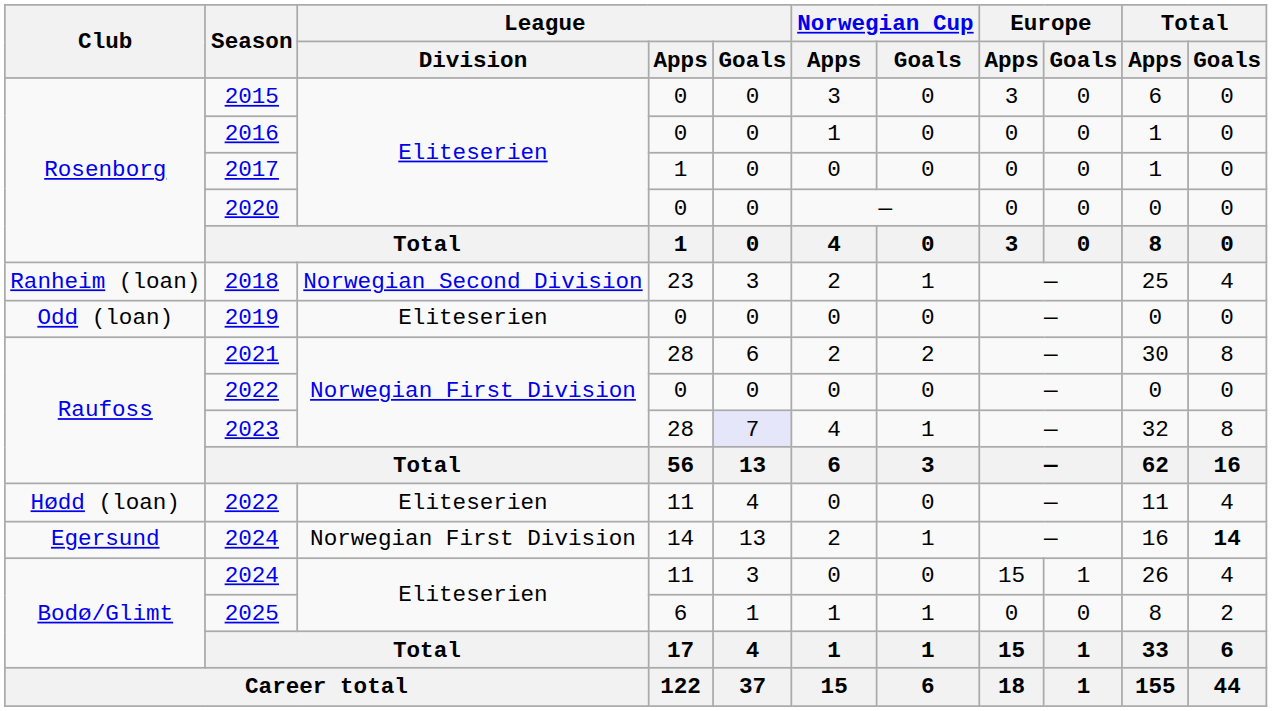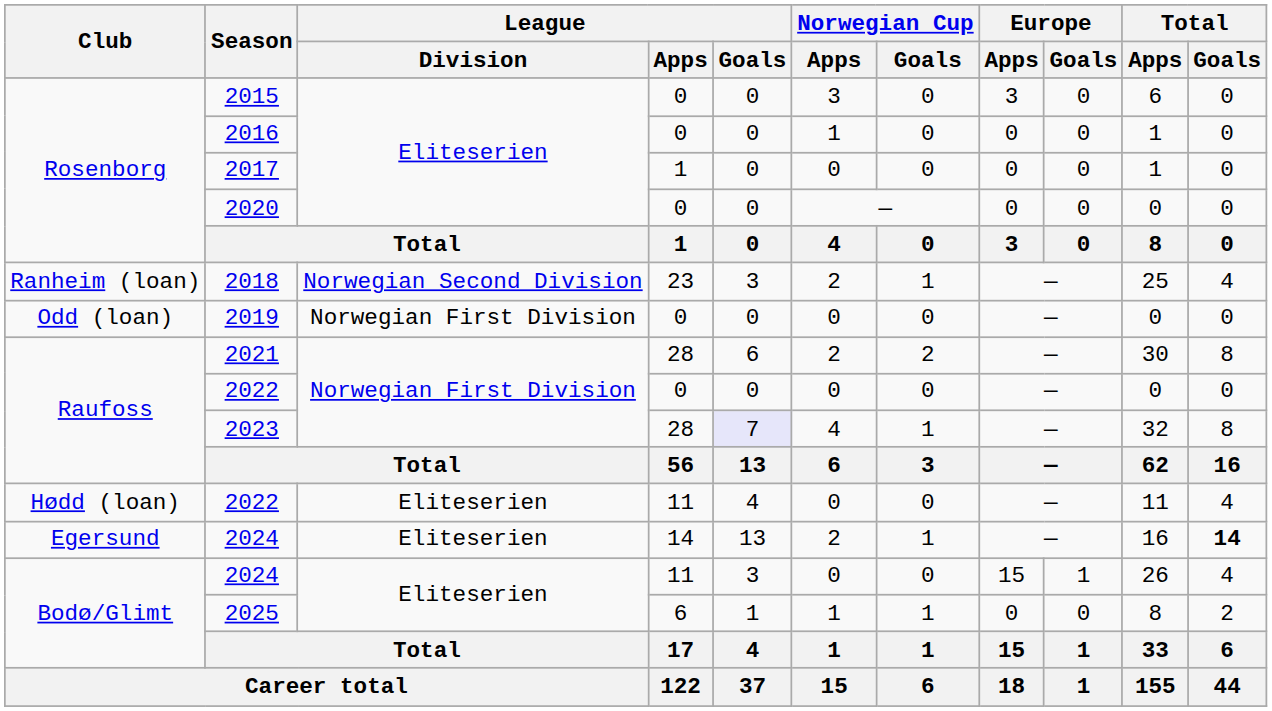(473, 318) Eliteserien -> (473, 318) Norwegian First Division
(473, 539) Norwegian First Division -> (473, 539) Eliteserien
